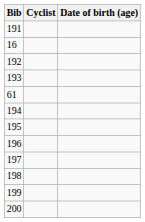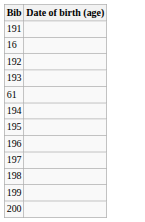- column: (41, 13)
